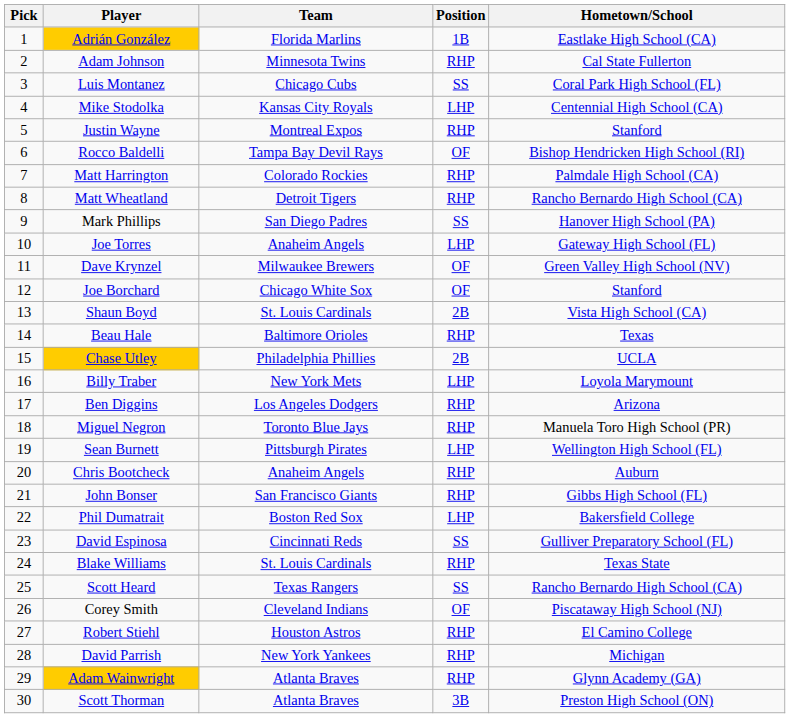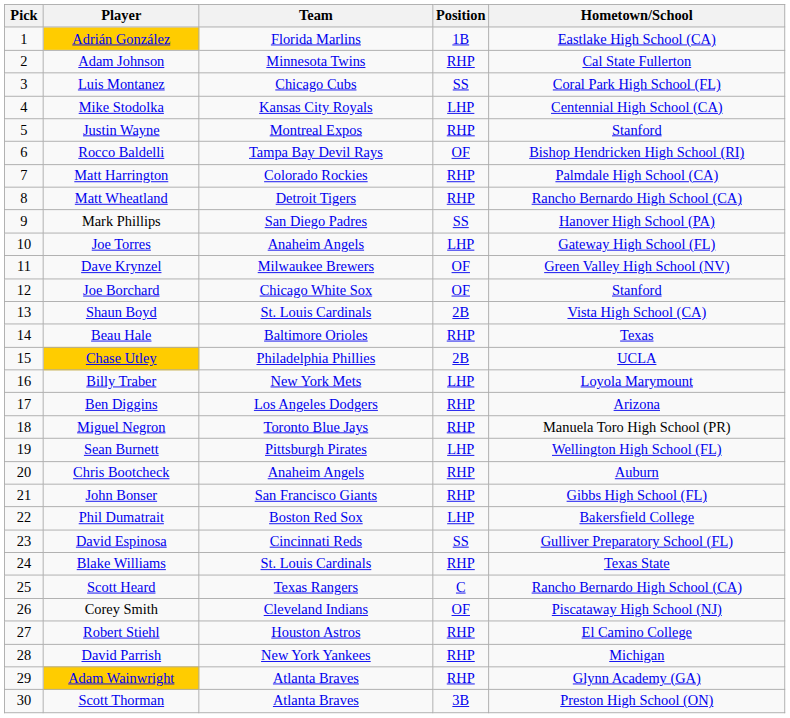(461, 586) SS -> (461, 586) C
